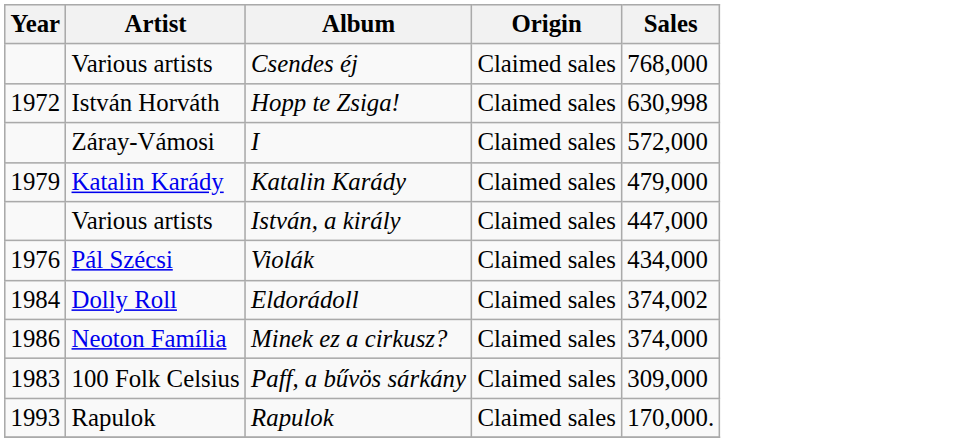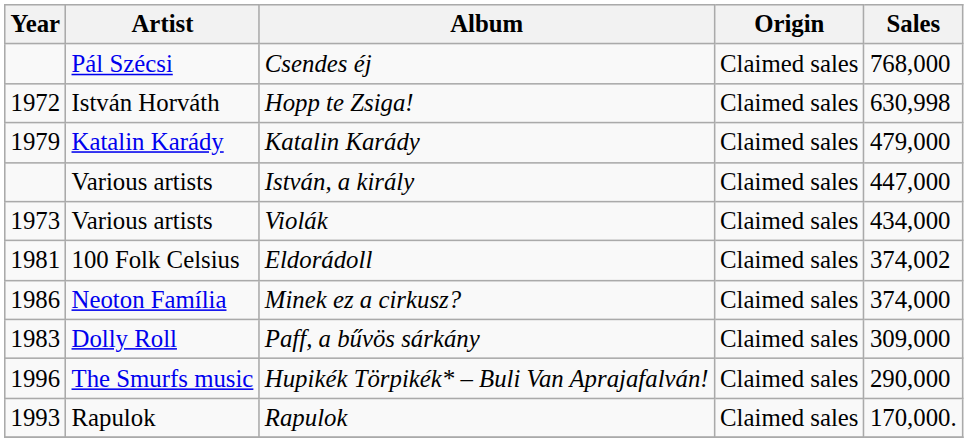(142, 63) Various artists -> (122, 63) Pál Szécsi
- row: (255, 142)
(35, 260) 1976 -> (35, 220) 1973
(122, 260) Pál Szécsi -> (142, 220) Various artists
(35, 299) 1984 -> (35, 260) 1981
(124, 299) Dolly Roll -> (156, 260) 100 Folk Celsius
(156, 378) 100 Folk Celsius -> (124, 338) Dolly Roll
+ row: (487, 378)
